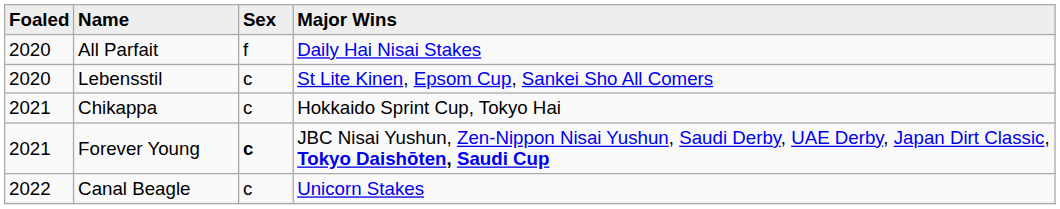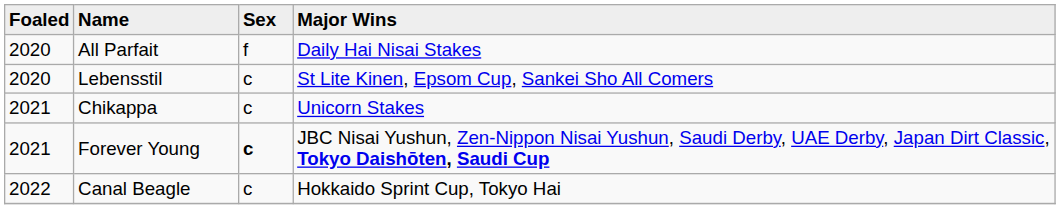(429, 109) Hokkaido Sprint Cup, Tokyo Hai -> (361, 109) Unicorn Stakes
(361, 189) Unicorn Stakes -> (429, 189) Hokkaido Sprint Cup, Tokyo Hai
